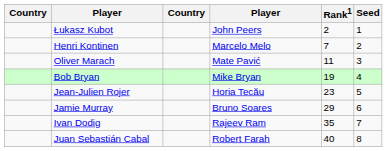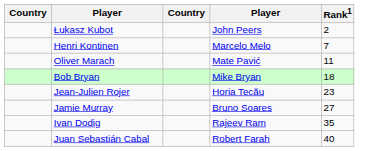- column: (368, 13)
(329, 76) 19 -> (329, 76) 18
(329, 107) 29 -> (329, 107) 27
